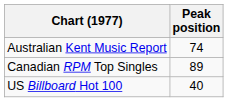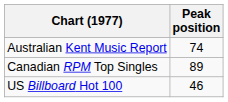(196, 86) 40 -> (196, 86) 46
